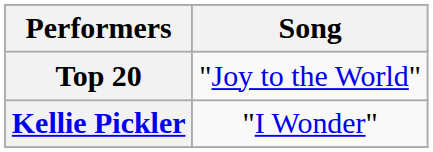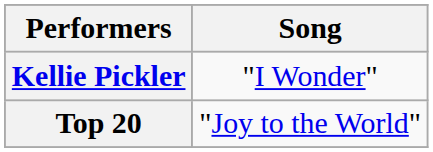rows swapped: (99, 75) <-> (99, 123)
